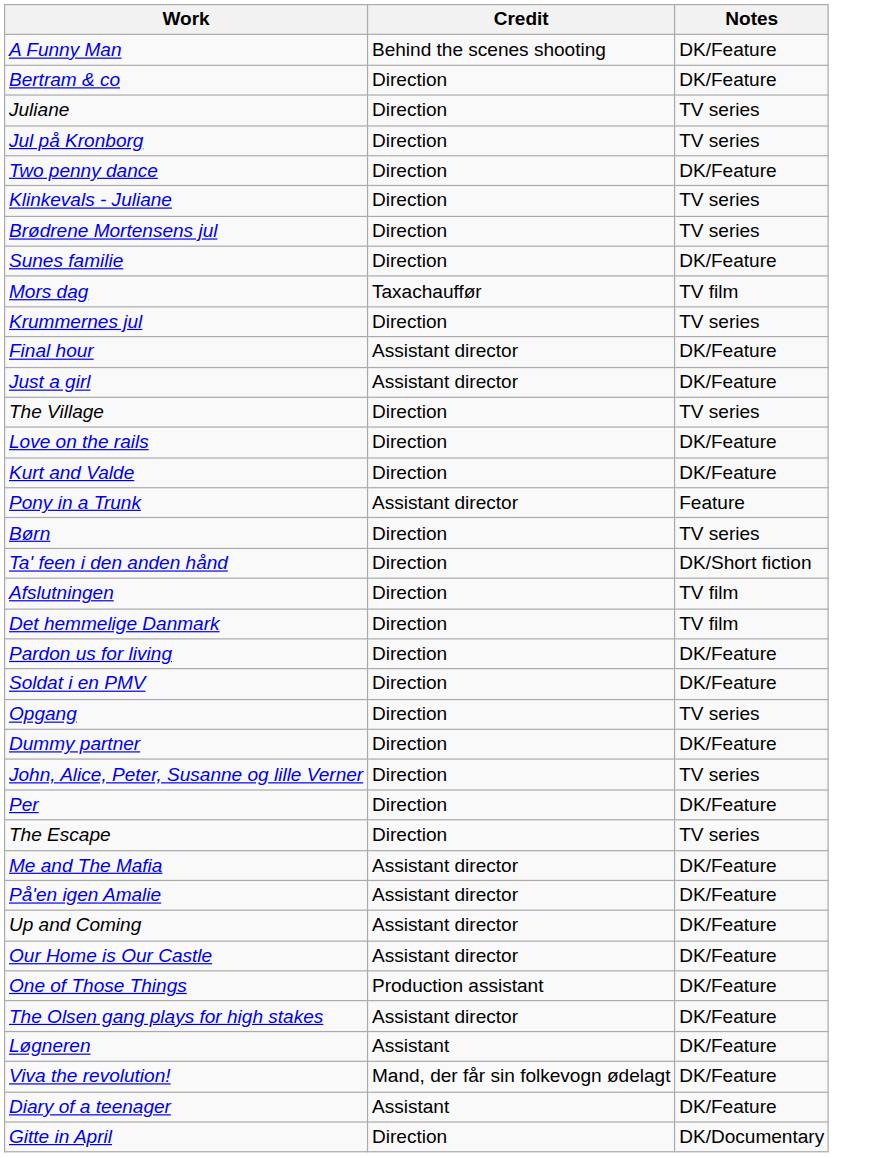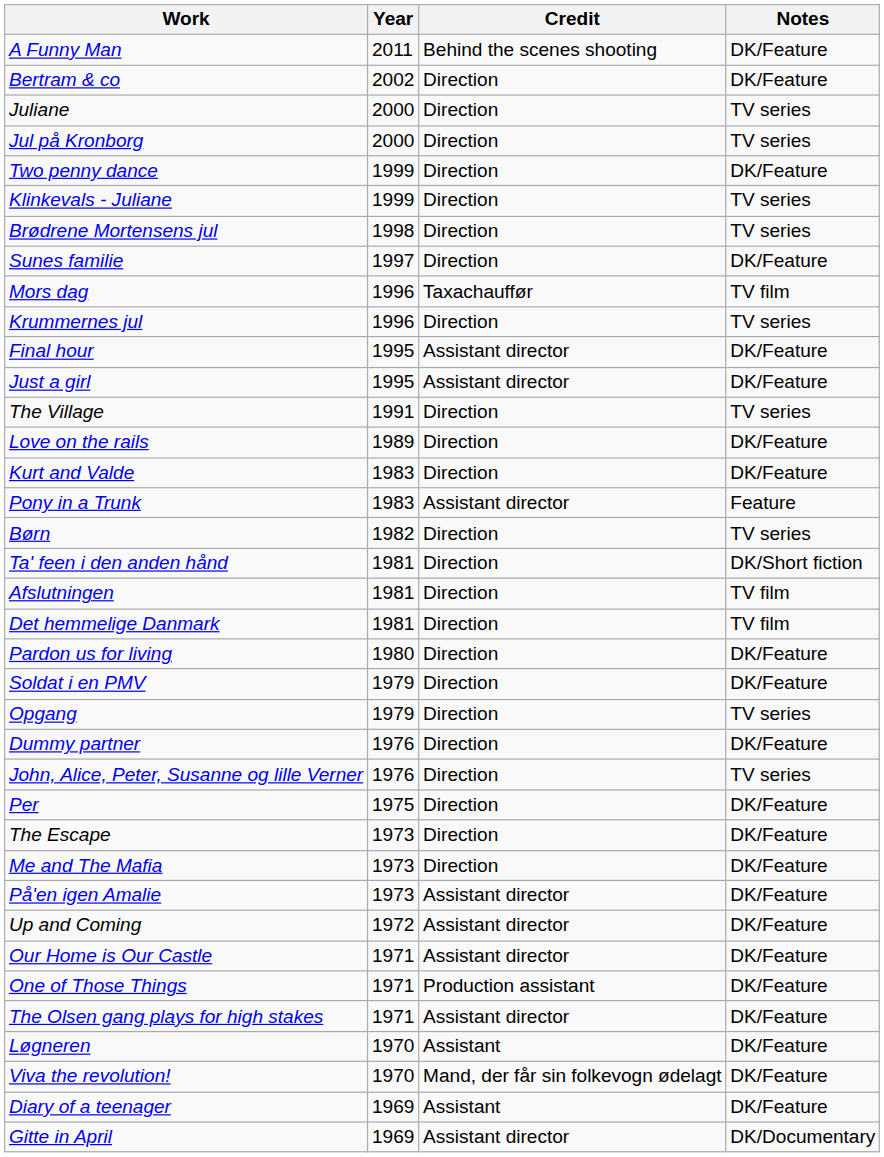+ column: (393, 19)
(719, 834) TV series -> (779, 834) DK/Feature
(445, 865) Assistant director -> (461, 865) Direction
(410, 1136) Direction -> (496, 1136) Assistant director
